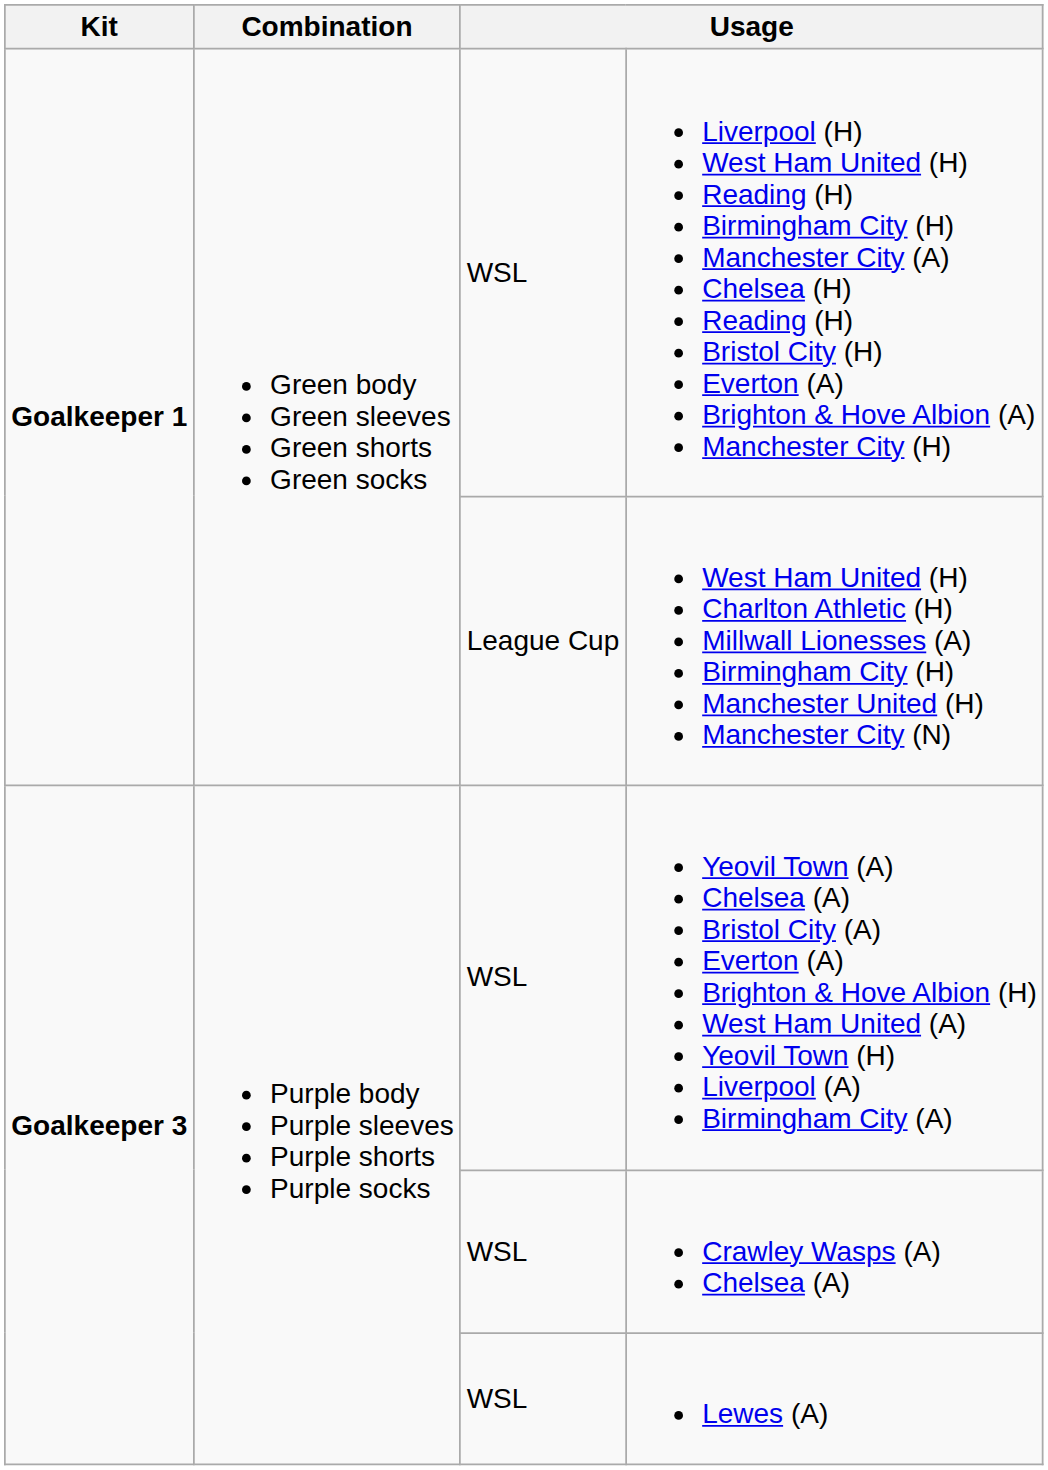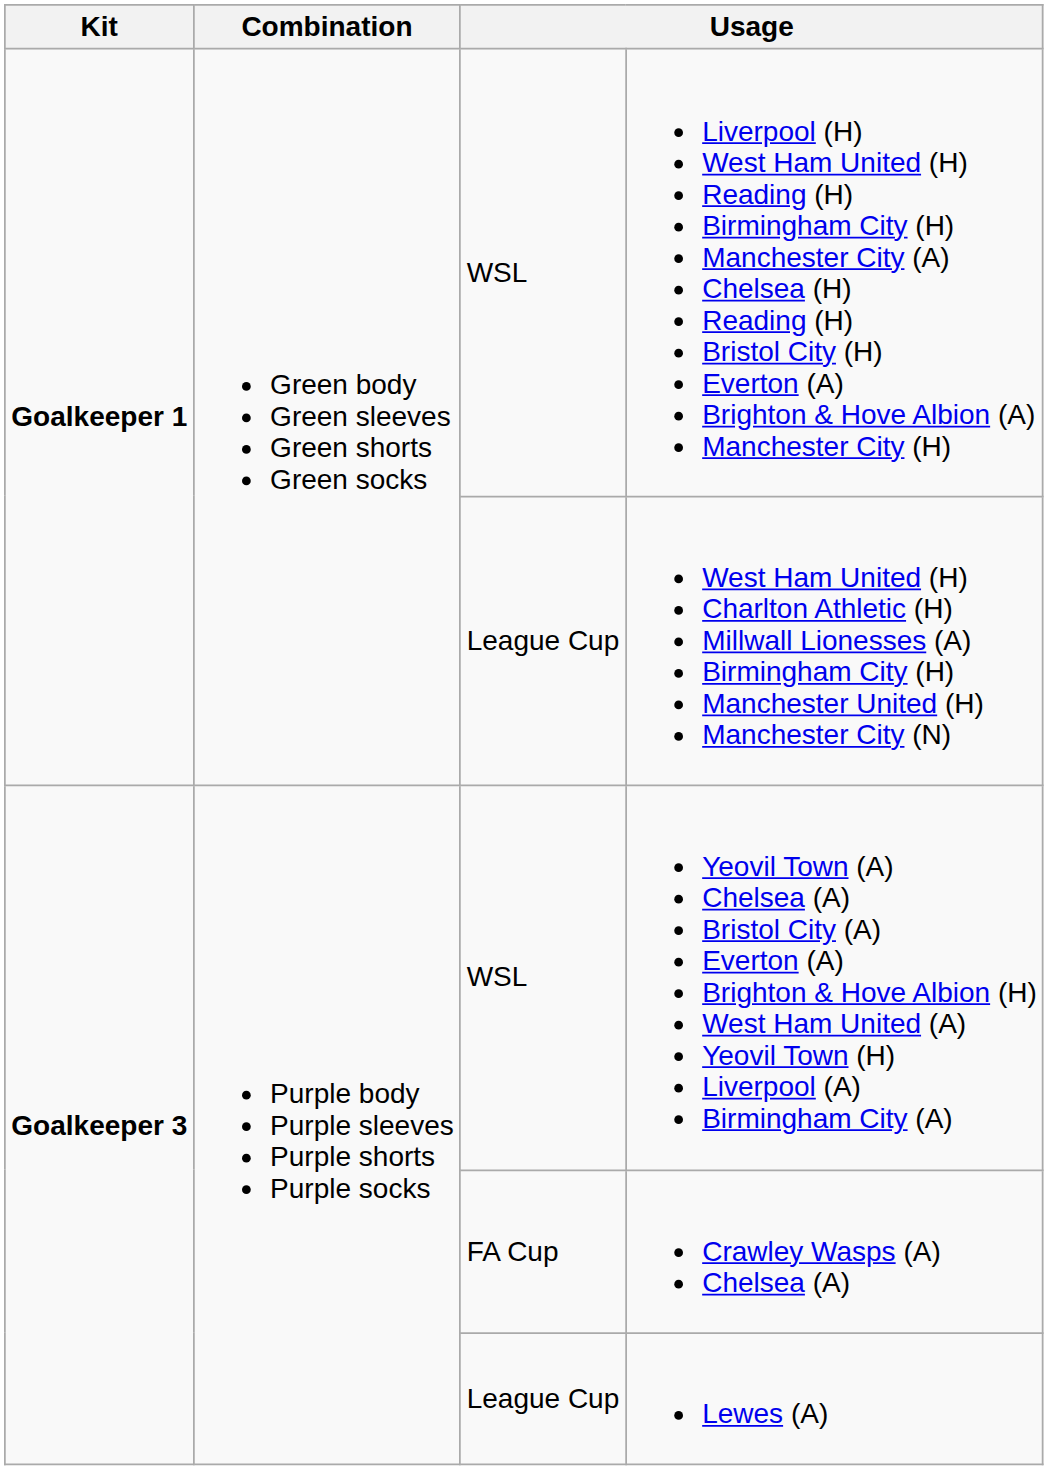(497, 1250) WSL -> (513, 1250) FA Cup
(497, 1398) WSL -> (543, 1398) League Cup
